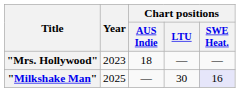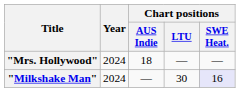(114, 60) 2023 -> (114, 60) 2024
(114, 78) 2025 -> (114, 78) 2024
